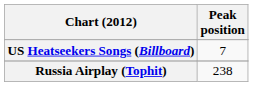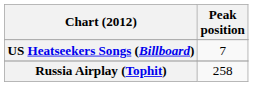(223, 71) 238 -> (223, 71) 258
